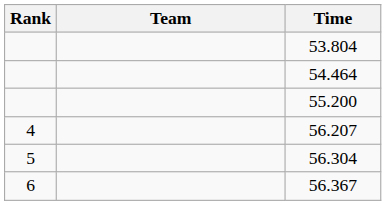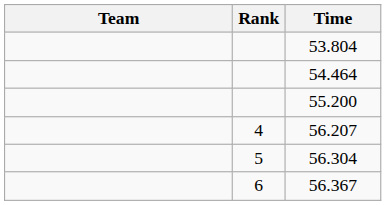columns swapped: (31, 18) <-> (171, 18)
